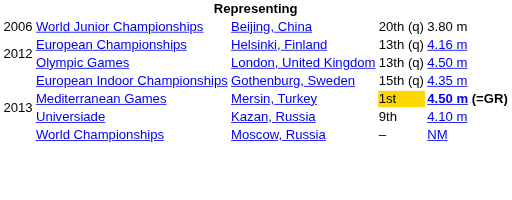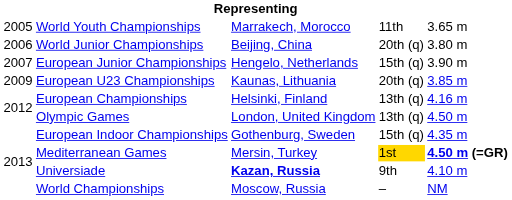+ row: (118, 26)
+ row: (131, 63)
+ row: (125, 81)
(273, 117) normal -> (276, 171) bold
